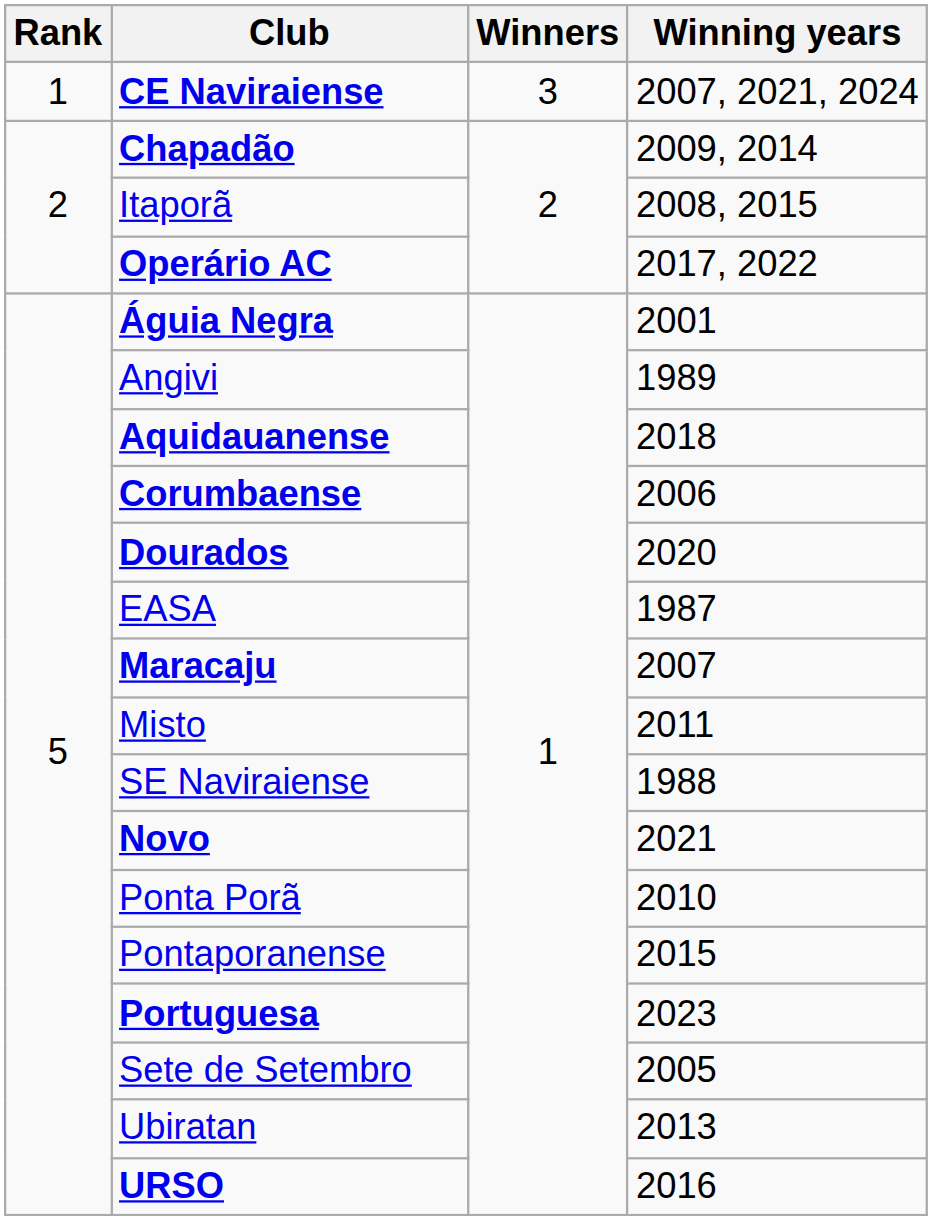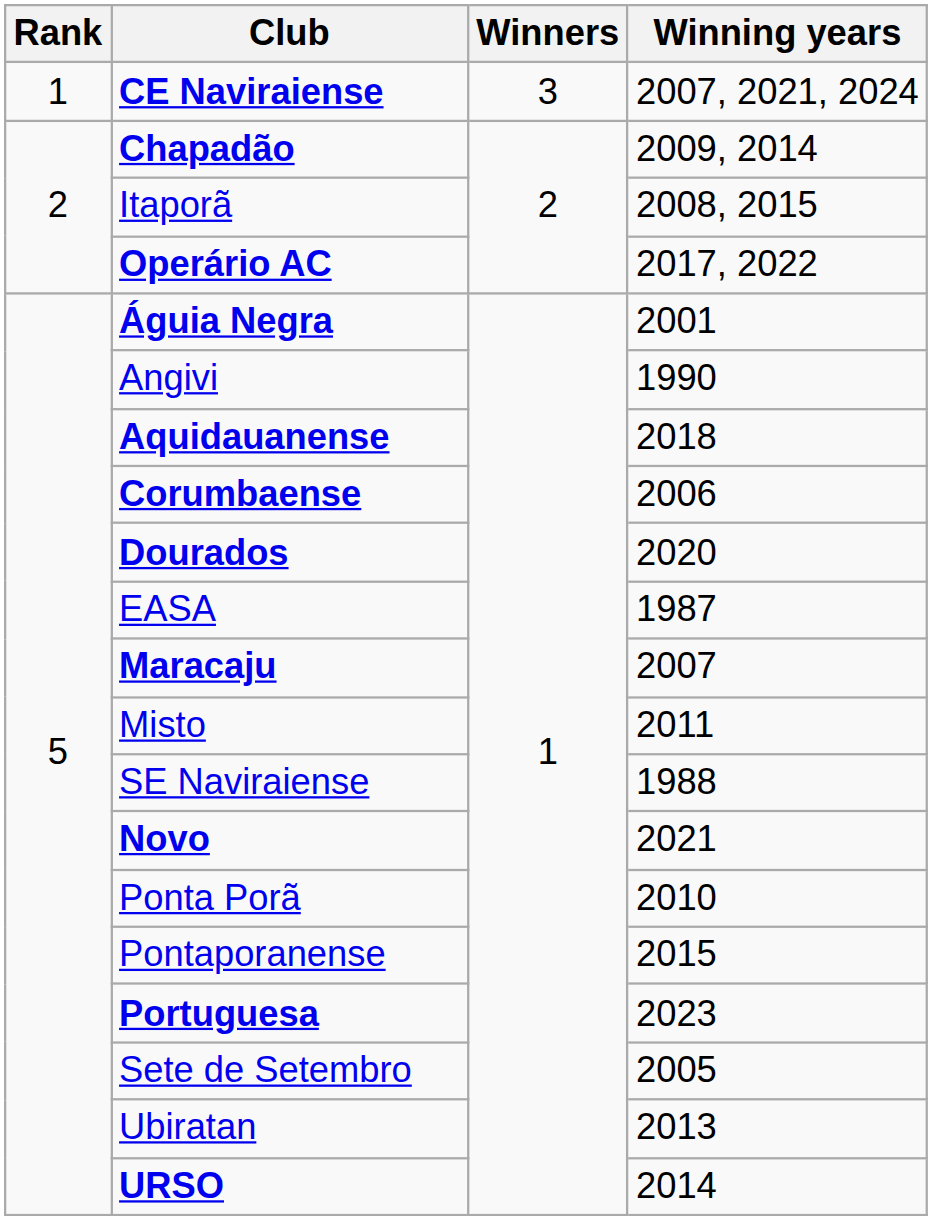(676, 378) 1989 -> (676, 378) 1990
(676, 1185) 2016 -> (676, 1185) 2014
